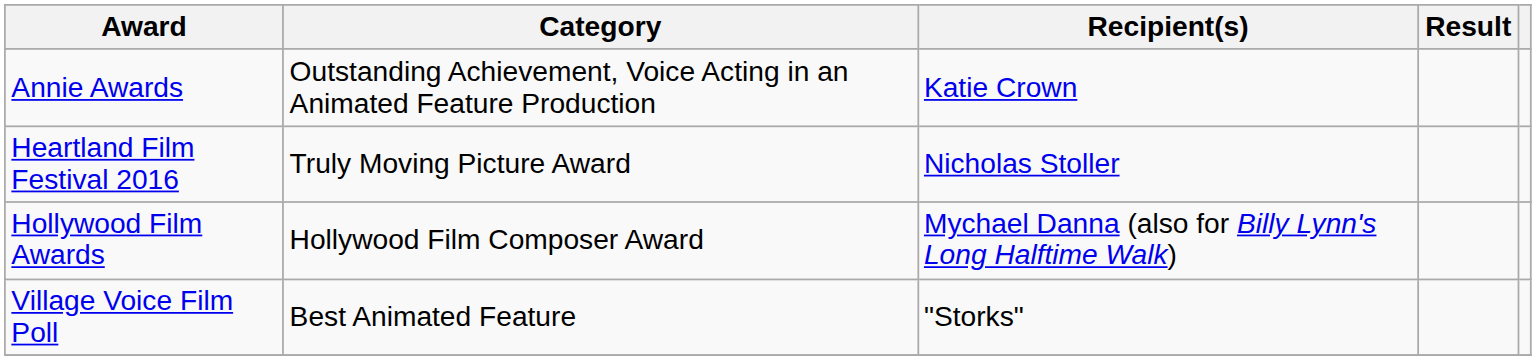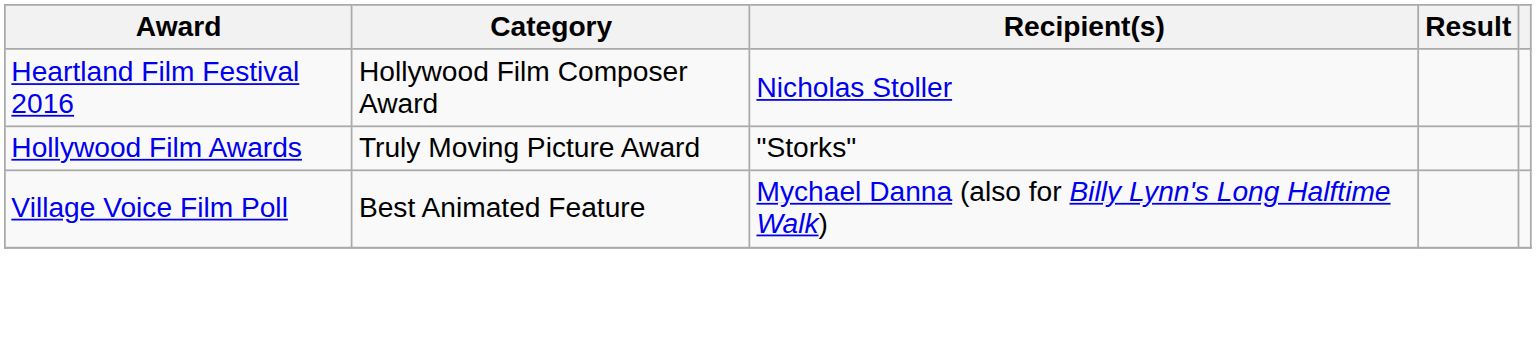- row: (97, 87)
(460, 163) Truly Moving Picture Award -> (523, 87) Hollywood Film Composer Award
(497, 240) Hollywood Film Composer Award -> (530, 147) Truly Moving Picture Award
(1150, 240) Mychael Danna (also for Billy Lynn's Long Halftime Walk) -> (806, 147) "Storks"
(974, 316) "Storks" -> (1073, 208) Mychael Danna (also for Billy Lynn's Long Halftime Walk)
